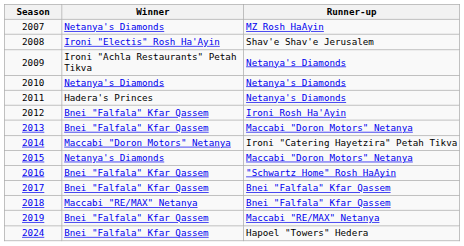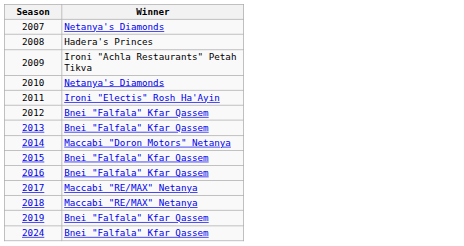- column: (352, 12)
(142, 42) Ironi "Electis" Rosh Ha'Ayin -> (109, 42) Hadera's Princes
(109, 98) Hadera's Princes -> (142, 98) Ironi "Electis" Rosh Ha'Ayin
(114, 158) Netanya's Diamonds -> (136, 158) Bnei "Falfala" Kfar Qassem
(136, 188) Bnei "Falfala" Kfar Qassem -> (131, 188) Maccabi "RE/MAX" Netanya
